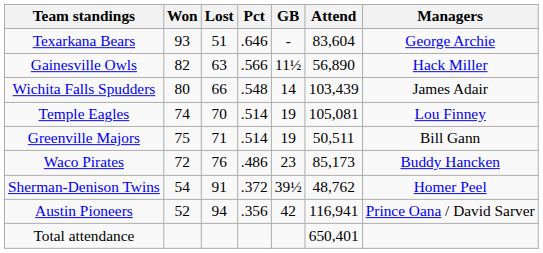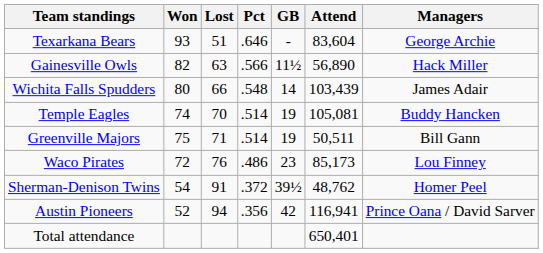(450, 114) Lou Finney -> (450, 114) Buddy Hancken
(450, 162) Buddy Hancken -> (450, 162) Lou Finney
